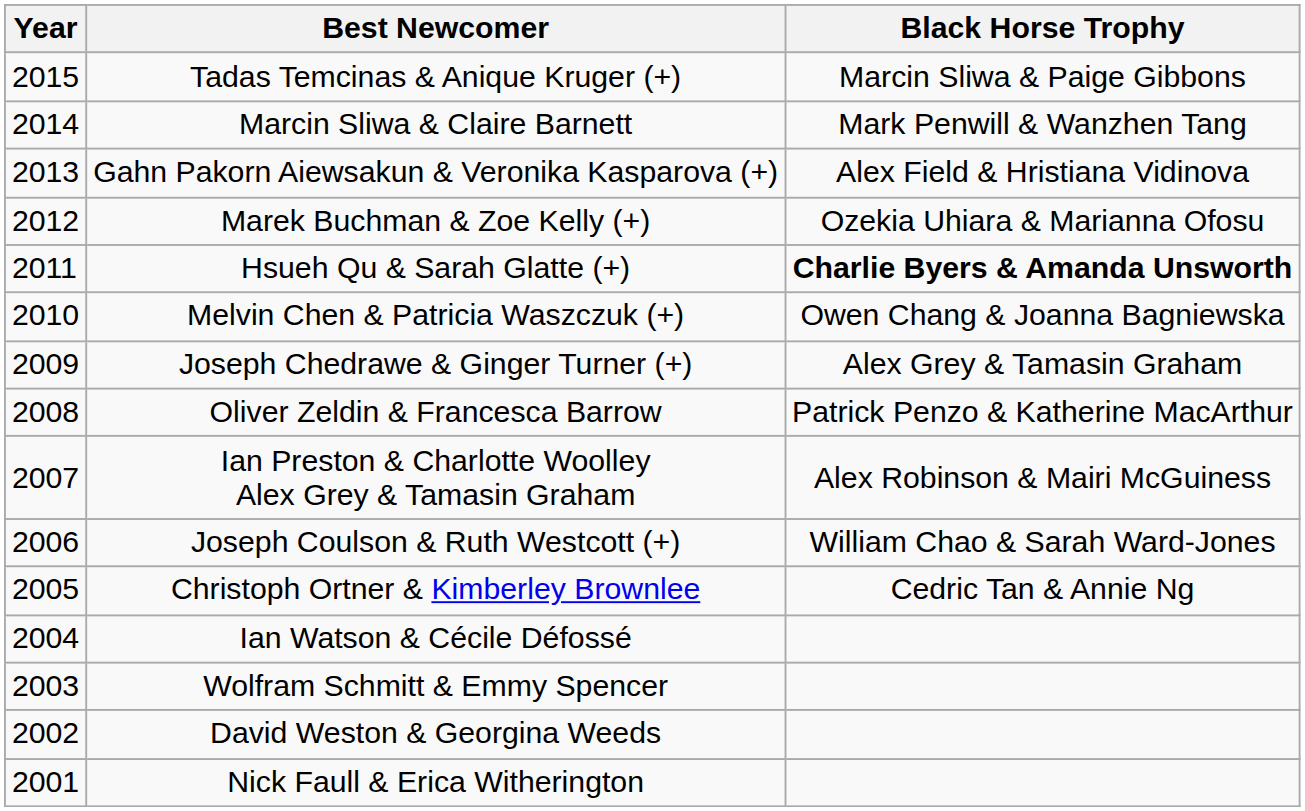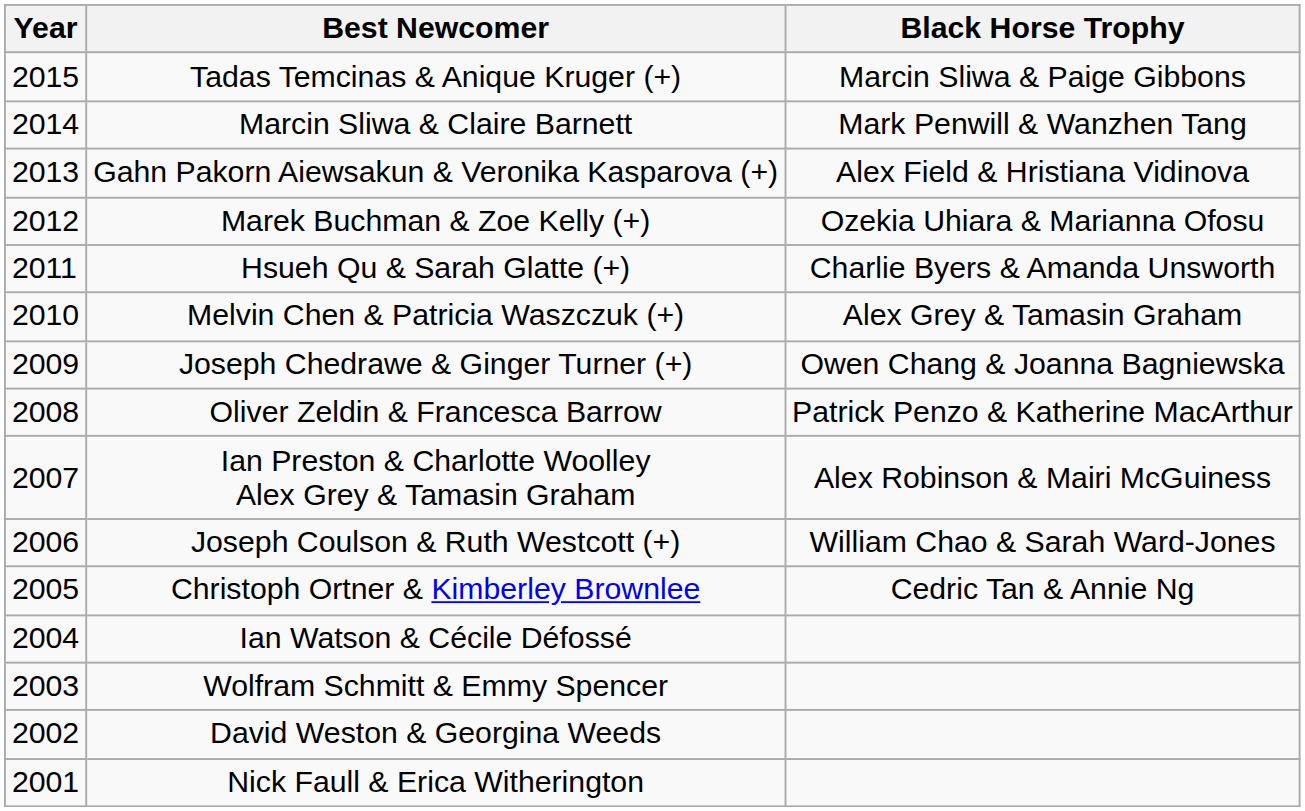(1043, 268) bold -> (1043, 268) normal
(1043, 316) Owen Chang & Joanna Bagniewska -> (1042, 316) Alex Grey & Tamasin Graham
(1042, 364) Alex Grey & Tamasin Graham -> (1043, 364) Owen Chang & Joanna Bagniewska
